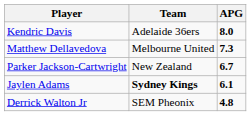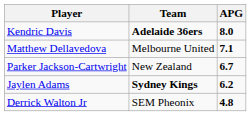(166, 31) normal -> (167, 31) bold
(226, 48) 7.3 -> (226, 48) 7.1
(226, 84) 6.1 -> (226, 84) 6.2
